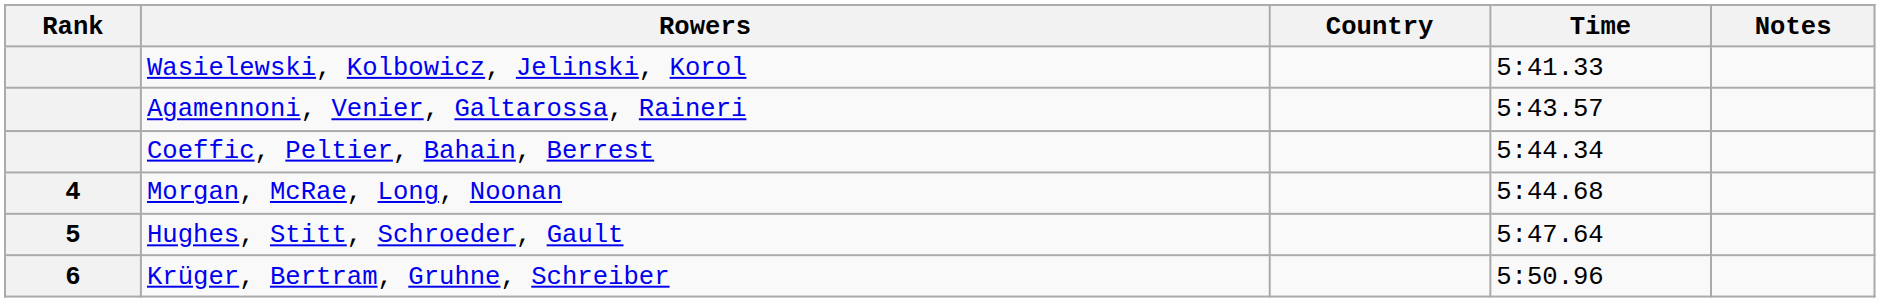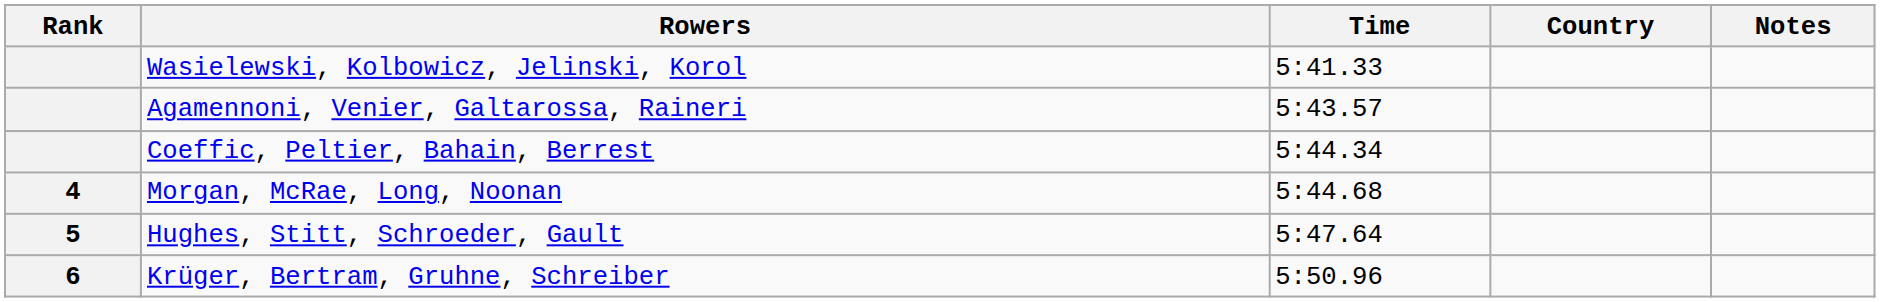columns swapped: (1380, 26) <-> (1601, 26)
